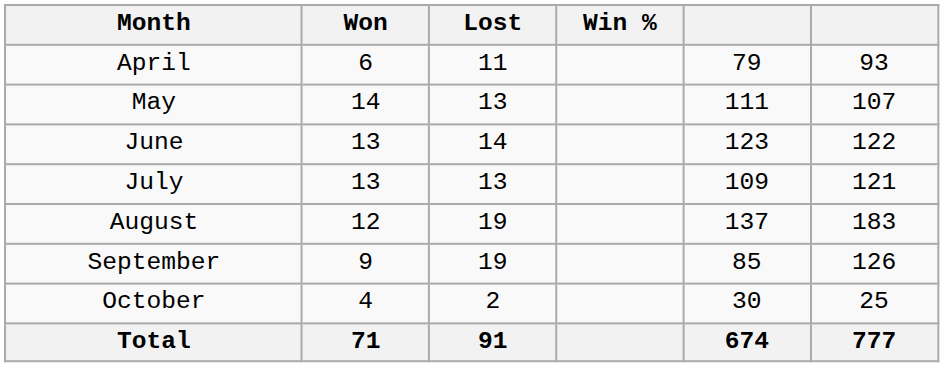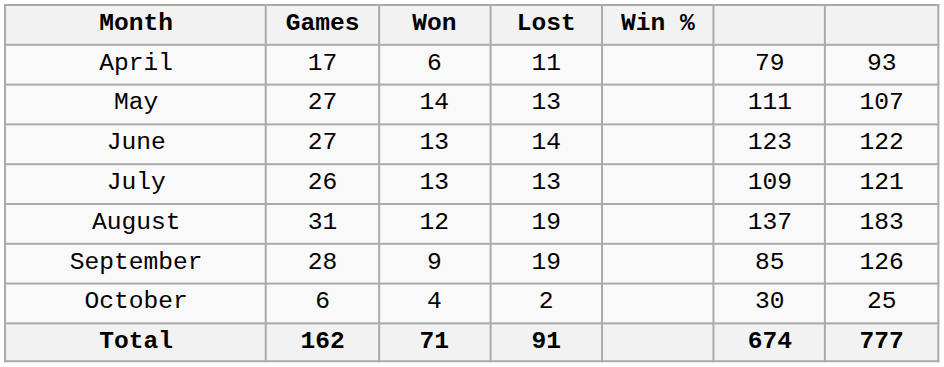+ column: (323, 25)
